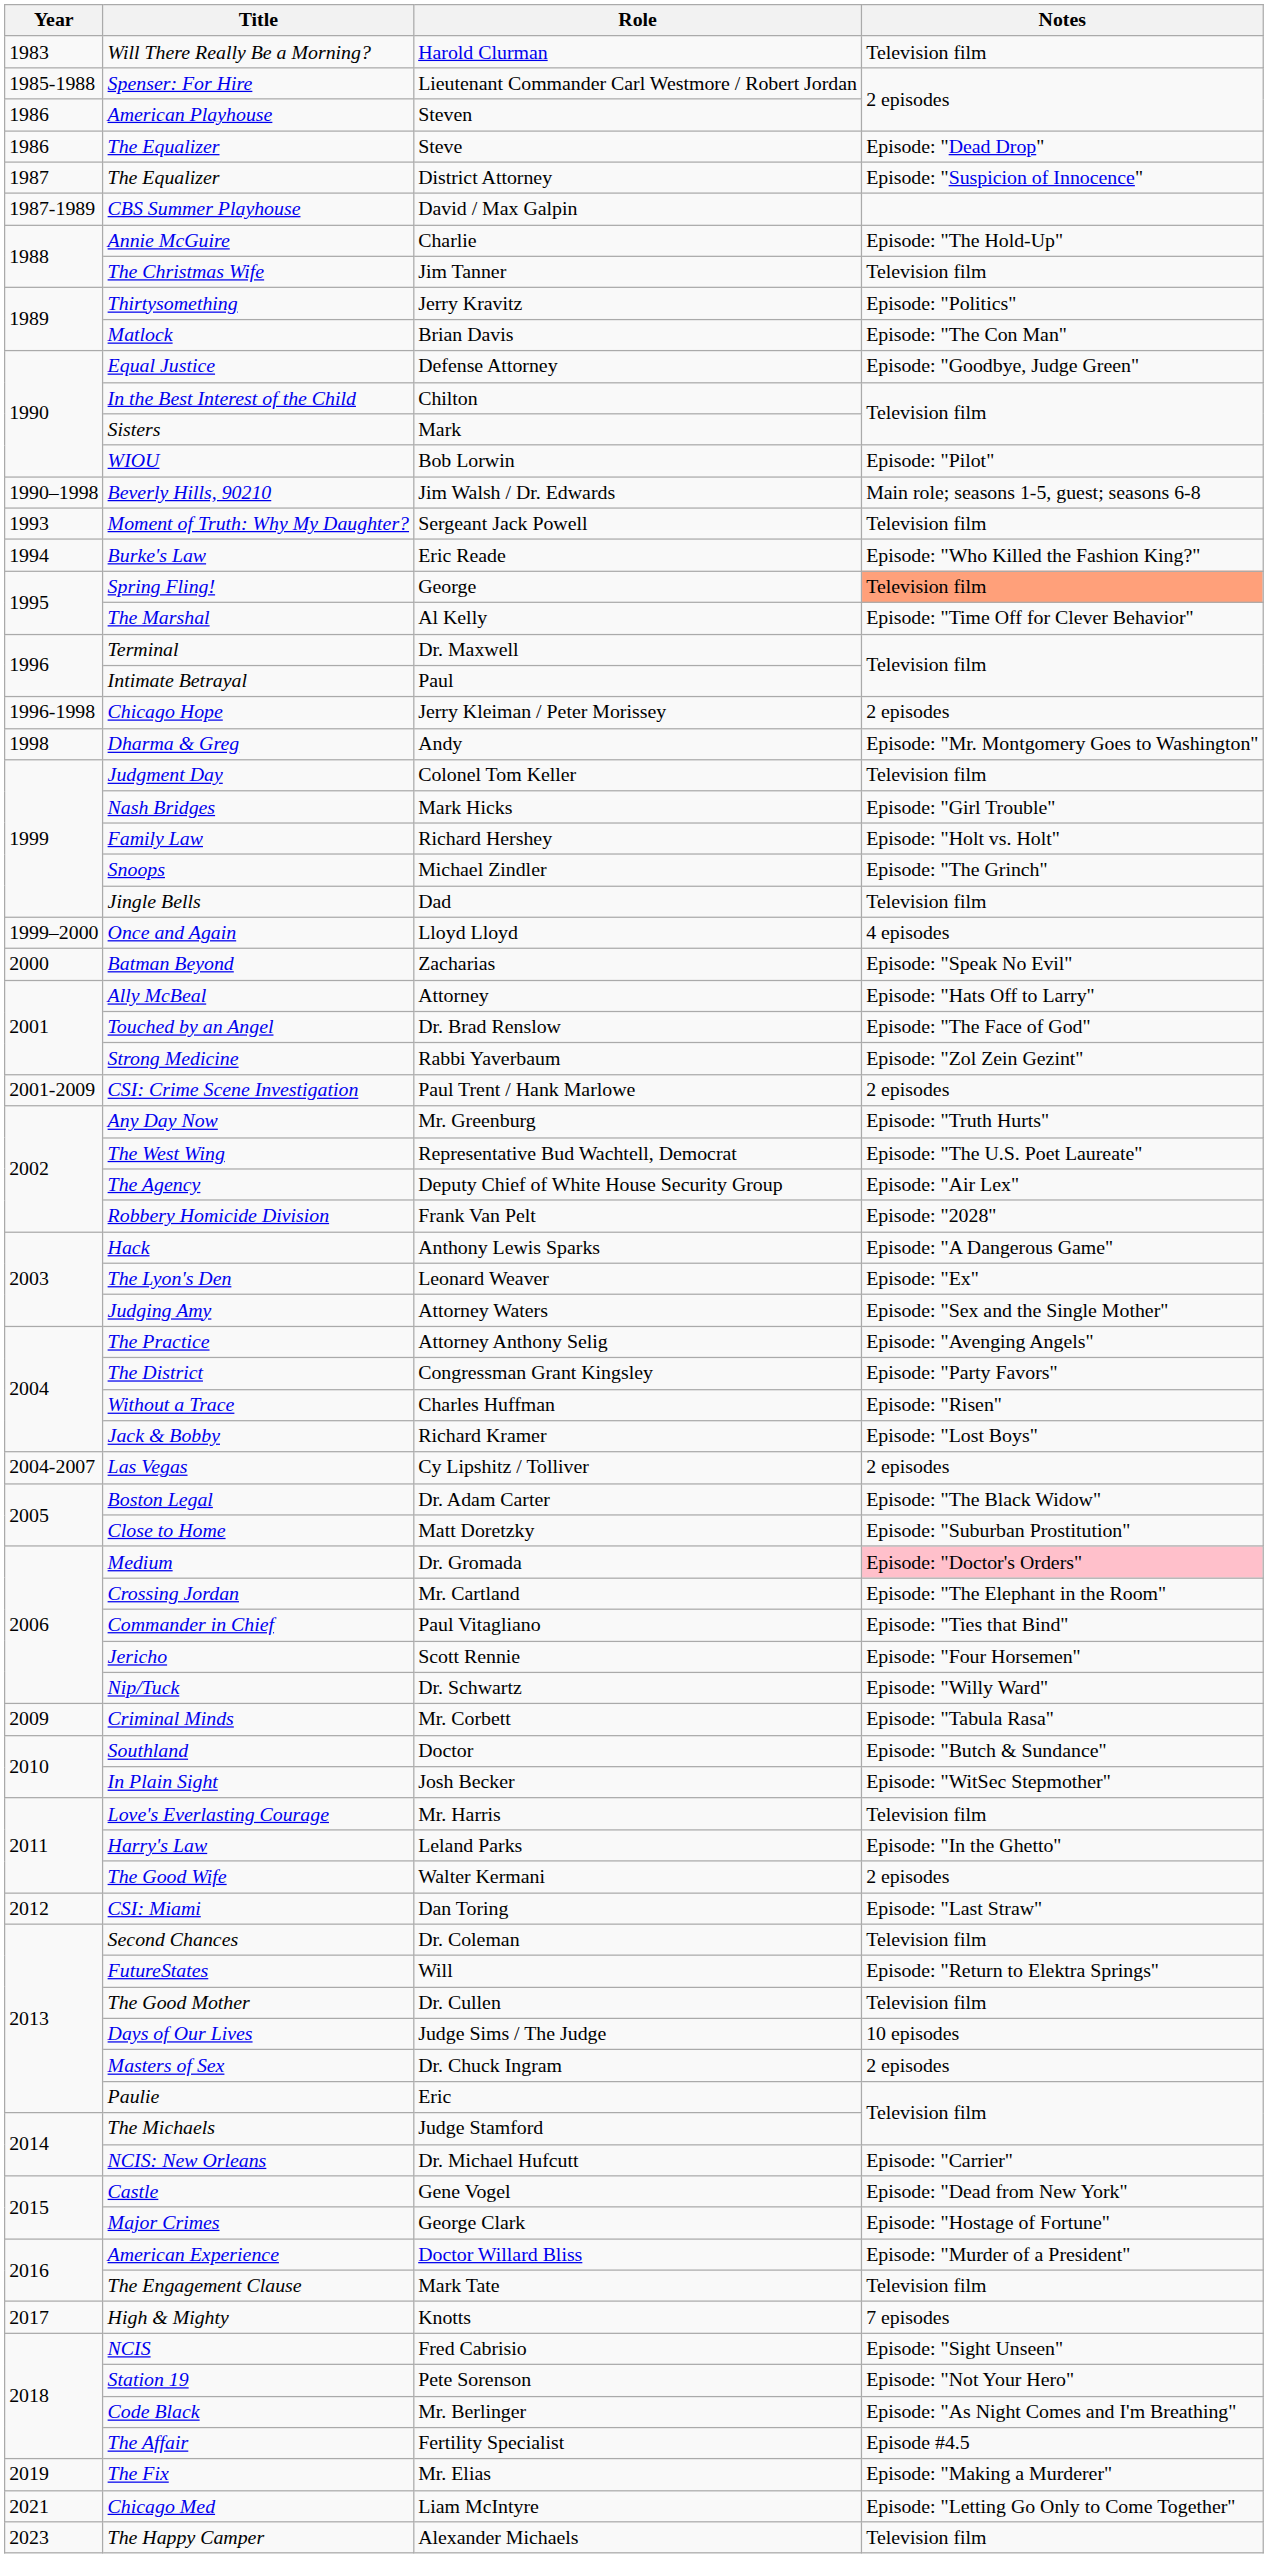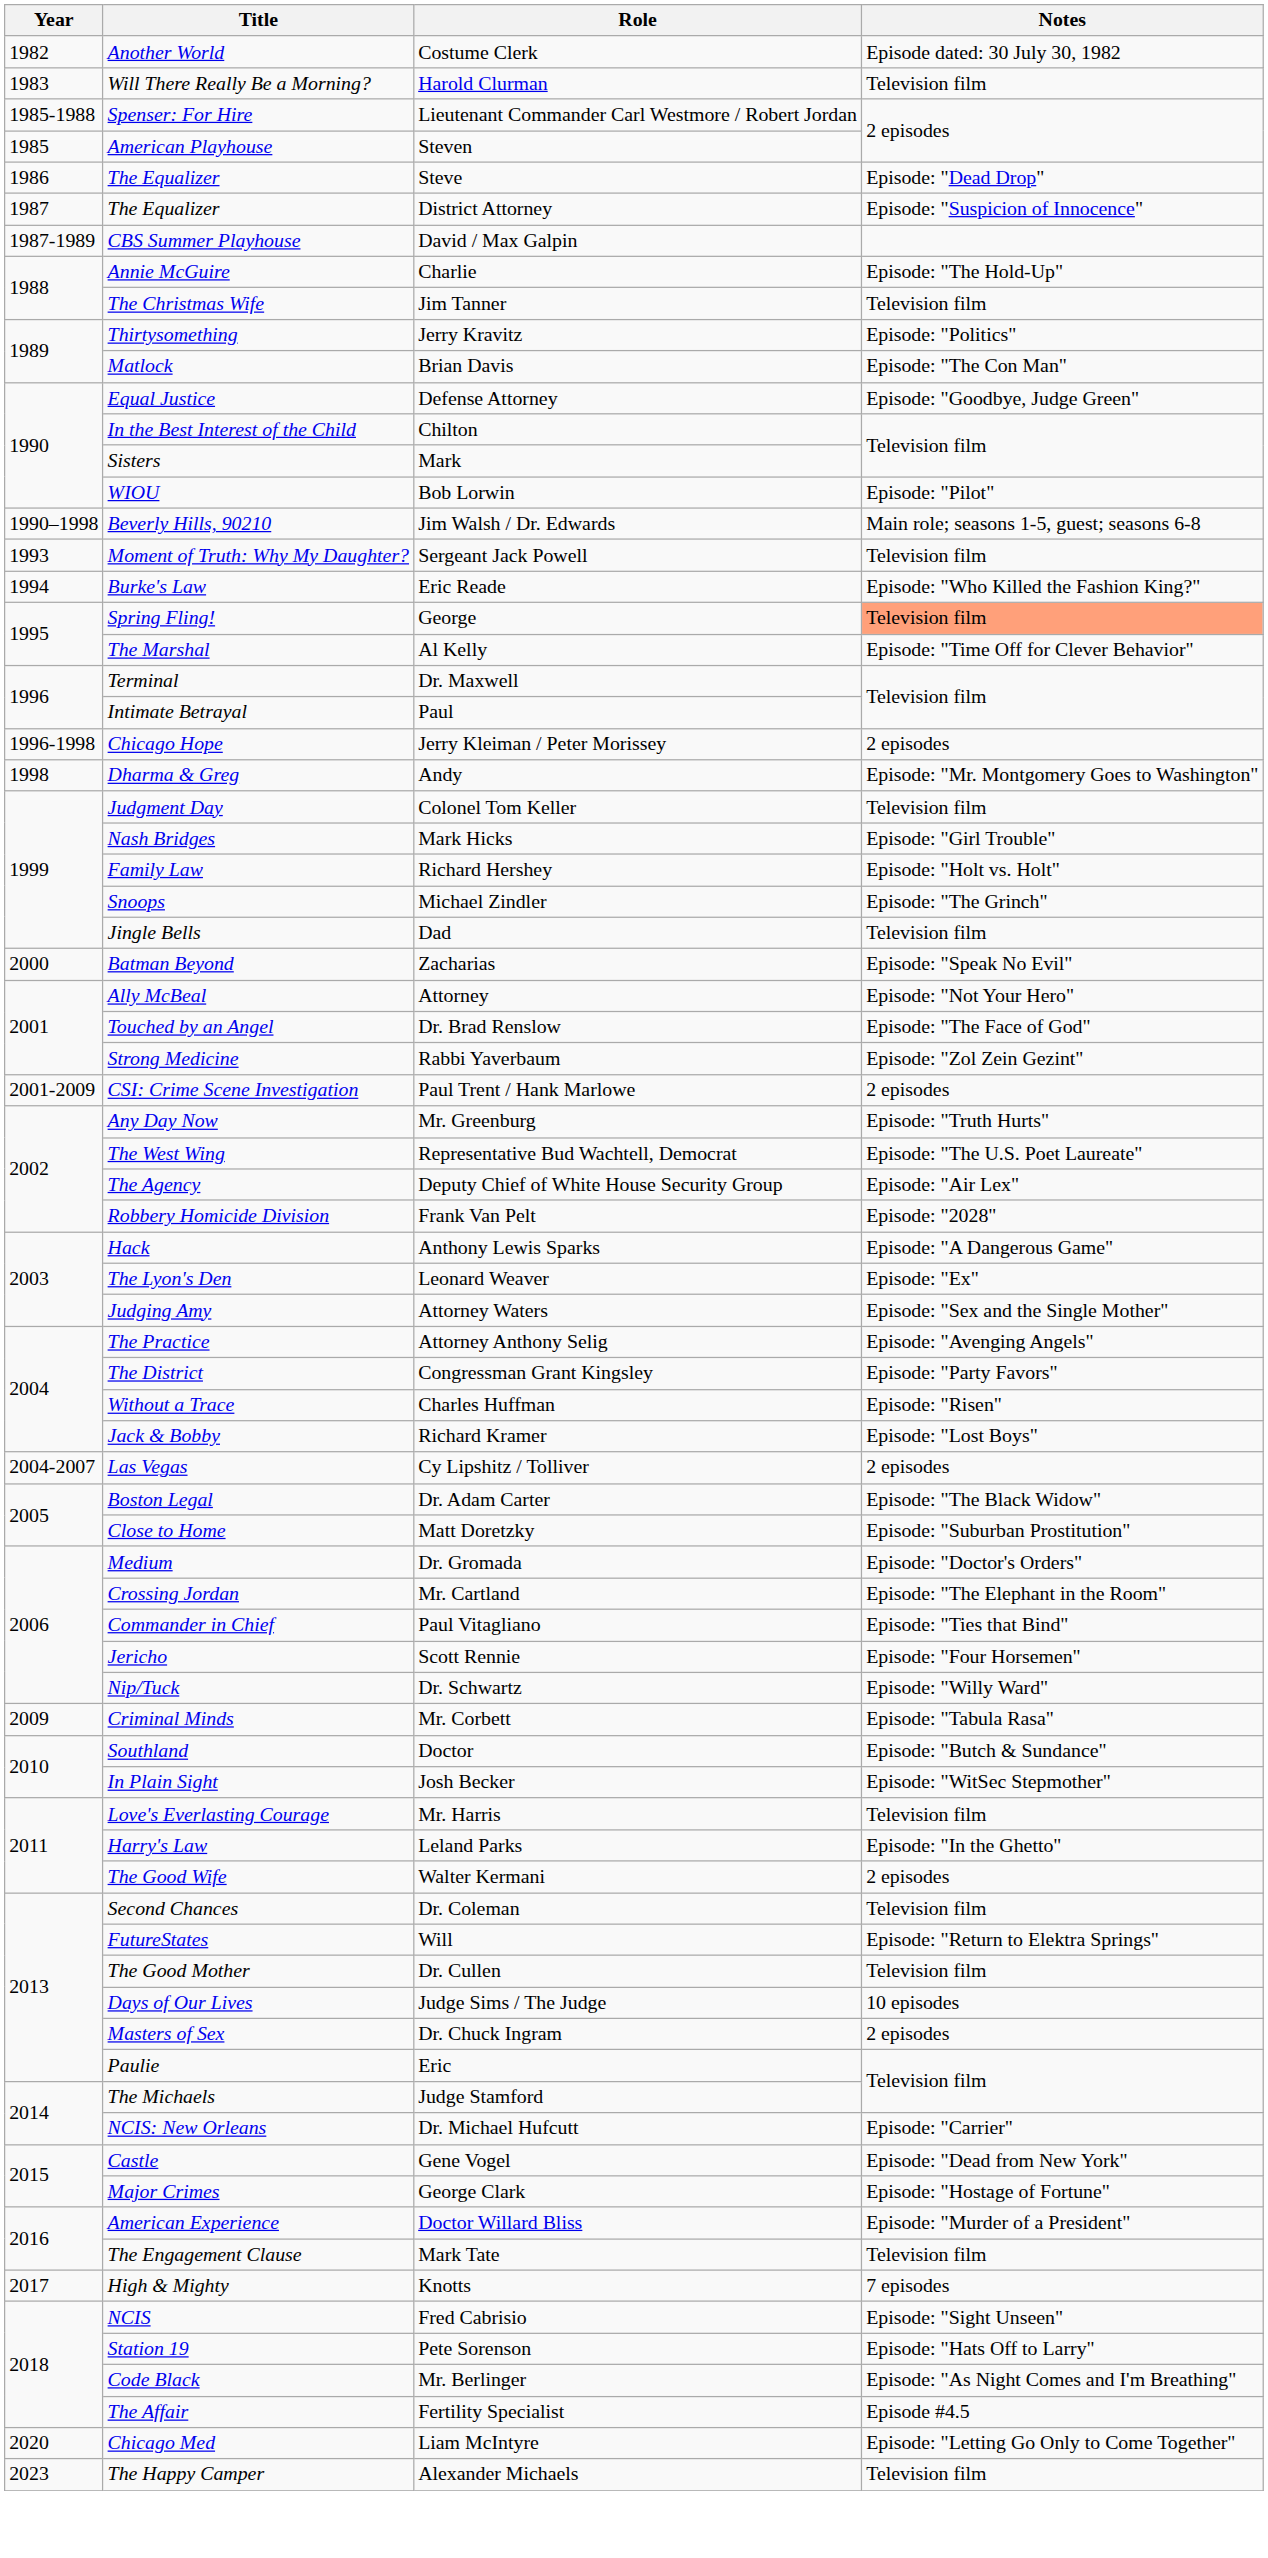+ row: (478, 51)
(29, 114) 1986 -> (29, 146) 1985
- row: (468, 932)
(980, 995) Episode: "Hats Off to Larry" -> (970, 995) Episode: "Not Your Hero"
(974, 1562) pink background -> (974, 1562) no background
- row: (463, 1908)
(970, 2380) Episode: "Not Your Hero" -> (980, 2348) Episode: "Hats Off to Larry"
- row: (455, 2474)
(29, 2505) 2021 -> (29, 2443) 2020
